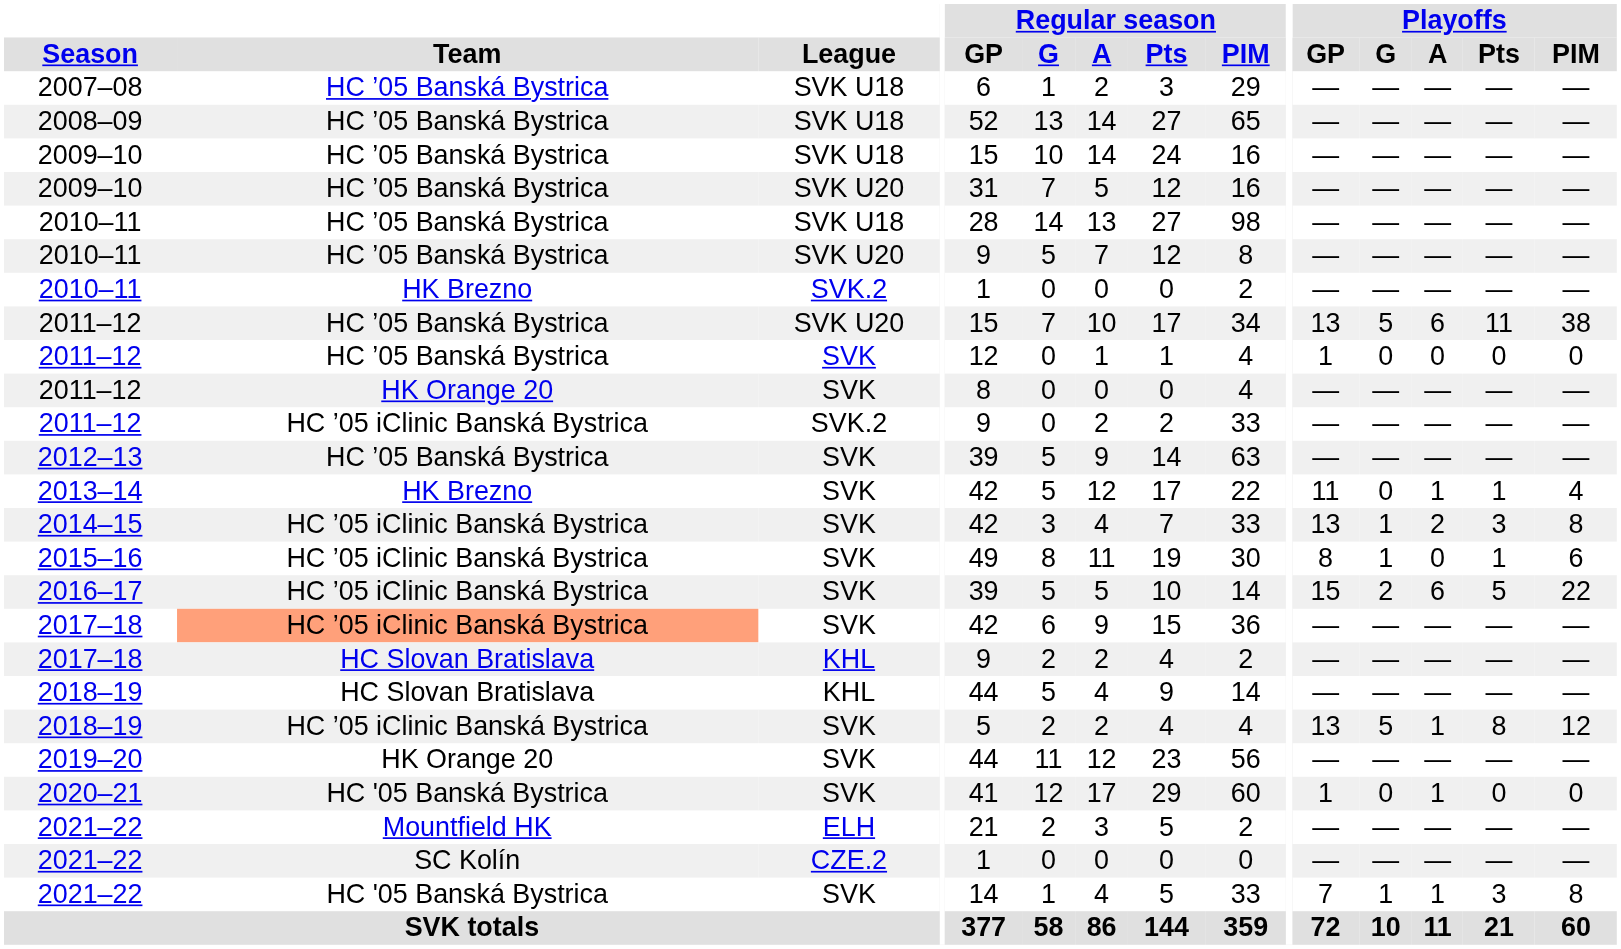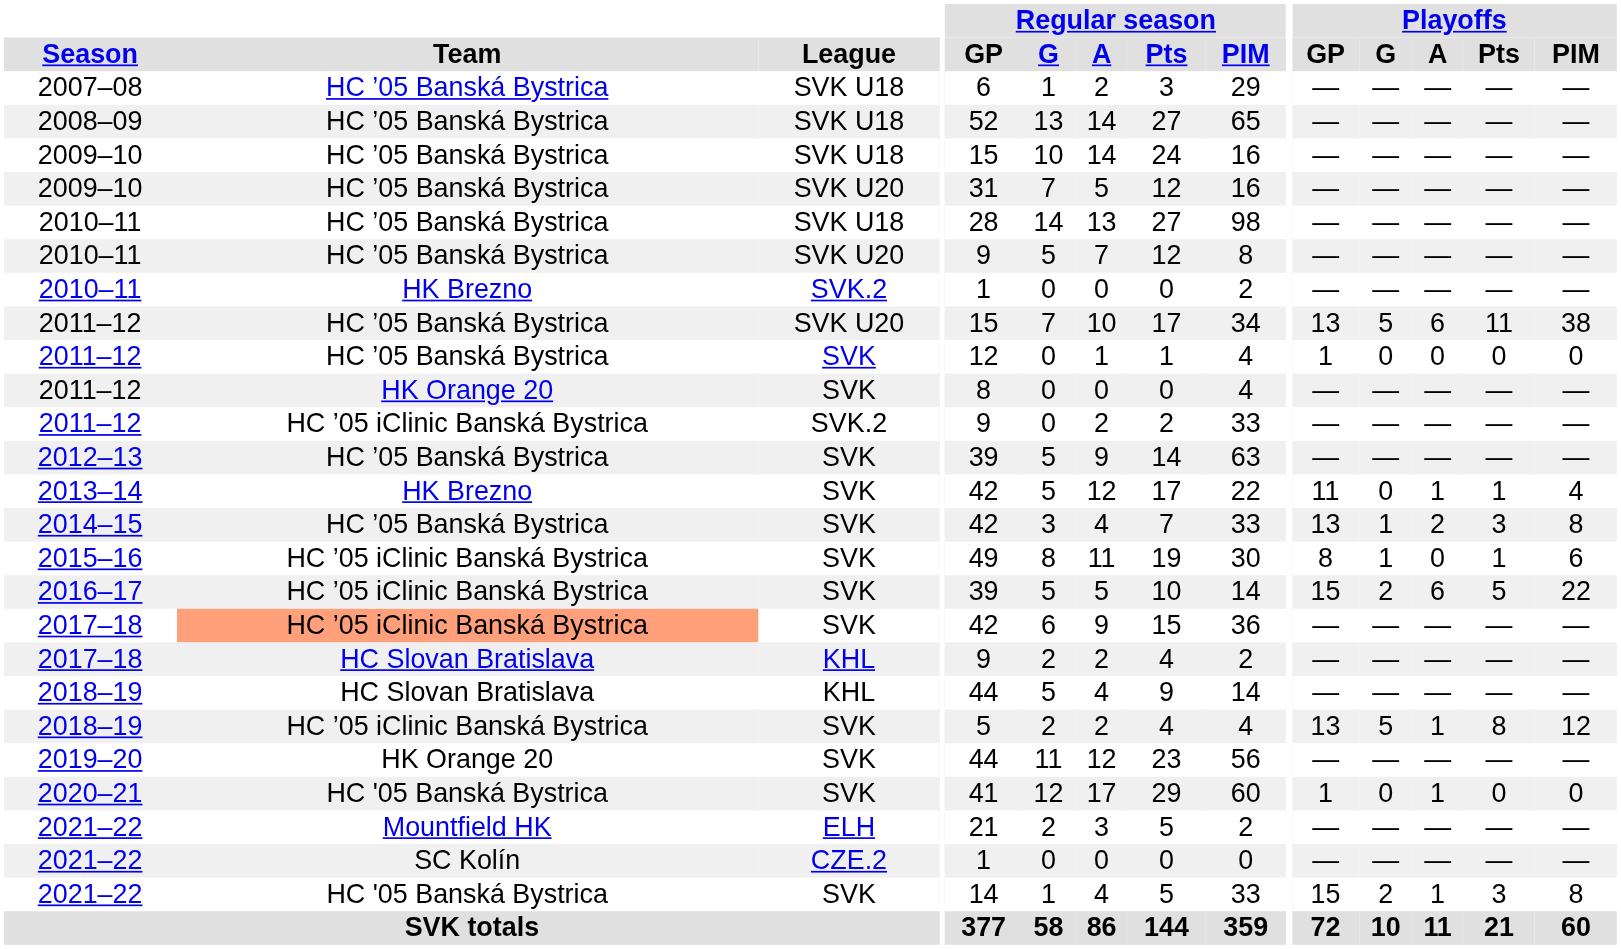(467, 524) HC ’05 iClinic Banská Bystrica -> (467, 524) HC ’05 Banská Bystrica
(1326, 894) 7 -> (1326, 894) 15
(1386, 894) 1 -> (1386, 894) 2
